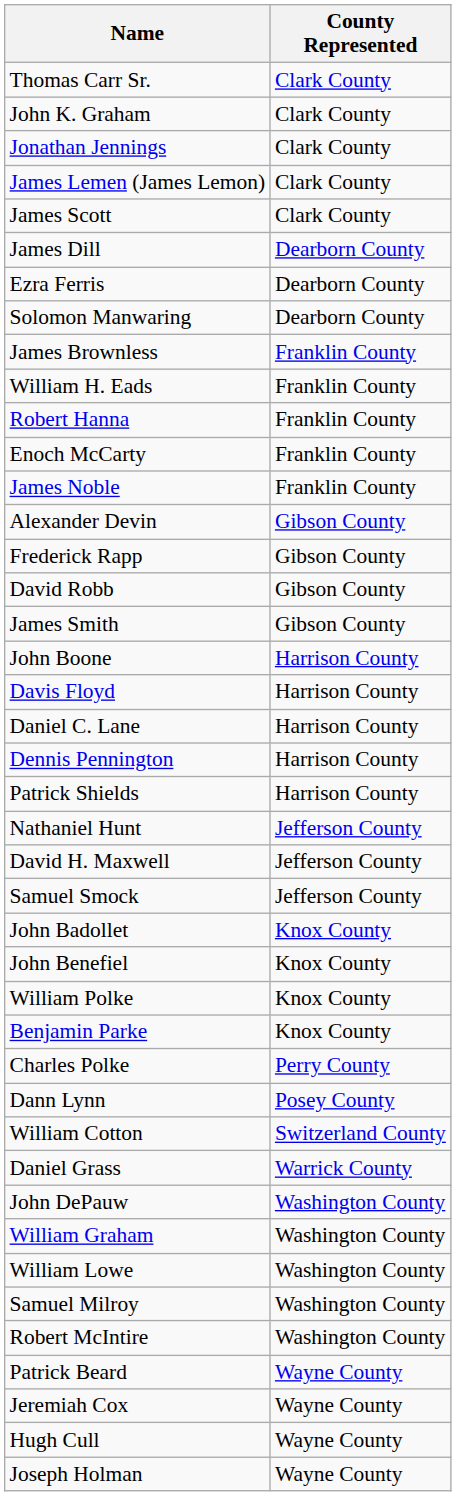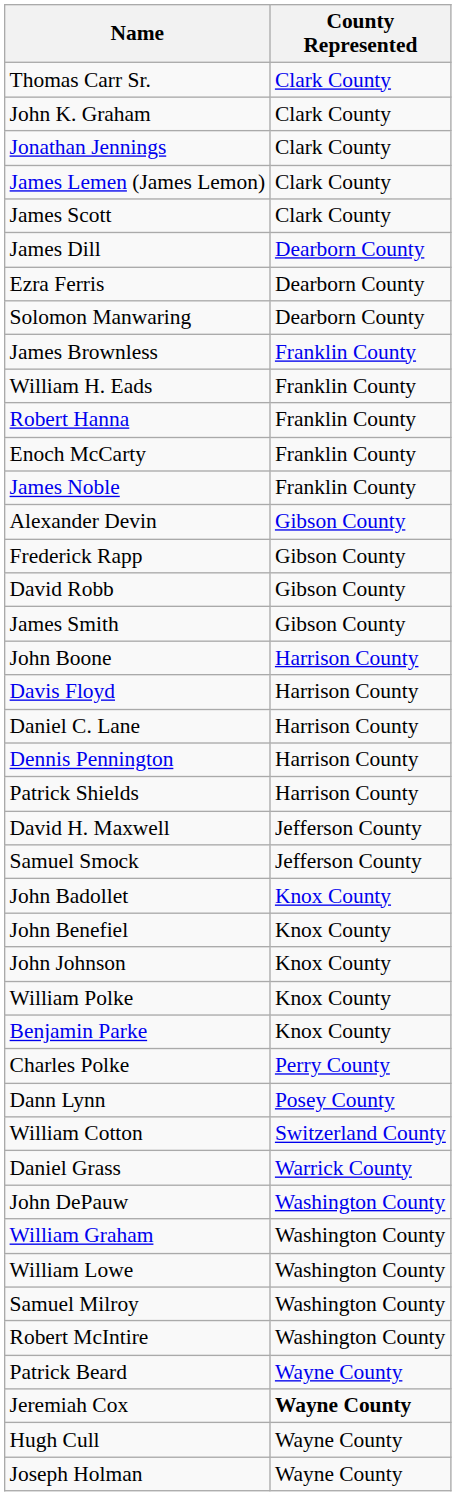- row: (75, 827)
+ row: (68, 963)
(339, 1405) normal -> (343, 1405) bold
